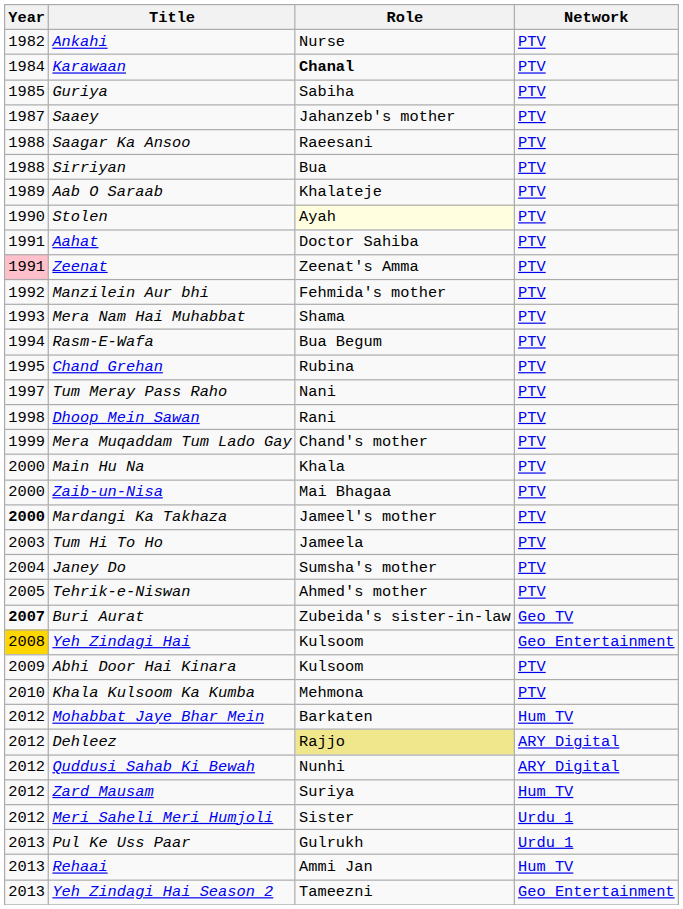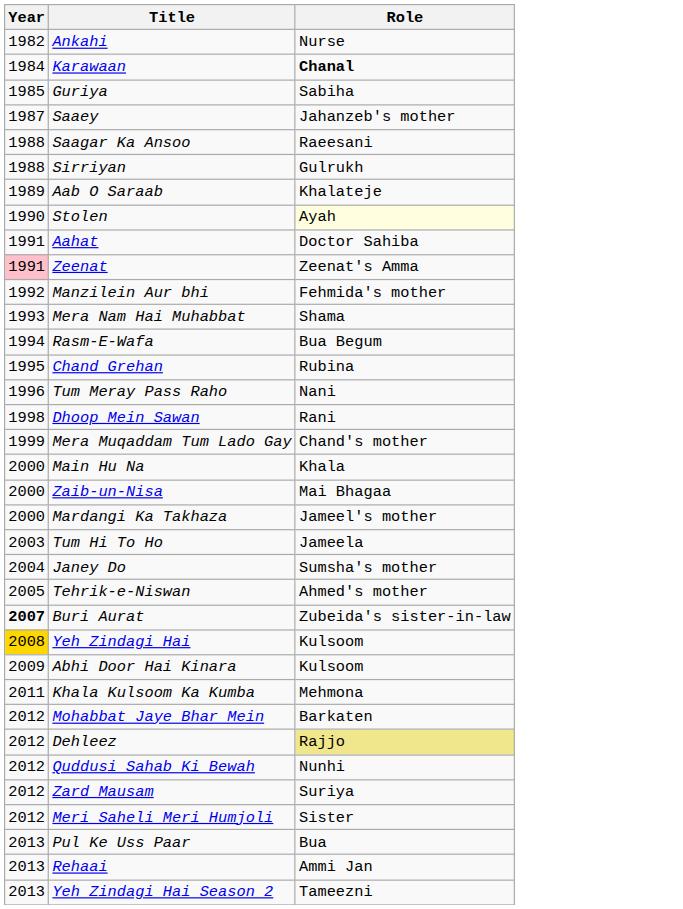- column: (596, 17)
(313, 167) Bua -> (331, 167) Gulrukh
(27, 392) 1997 -> (27, 392) 1996
(27, 517) bold -> (27, 517) normal
(27, 692) 2010 -> (27, 692) 2011
(331, 842) Gulrukh -> (313, 842) Bua
